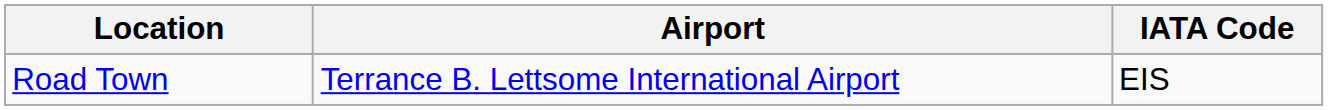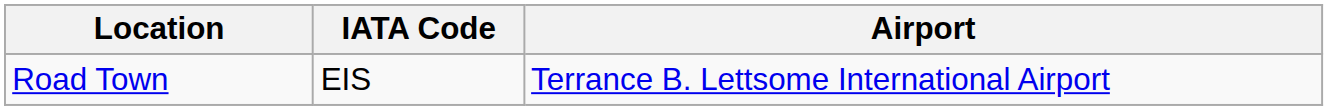columns swapped: (713, 29) <-> (1217, 29)
